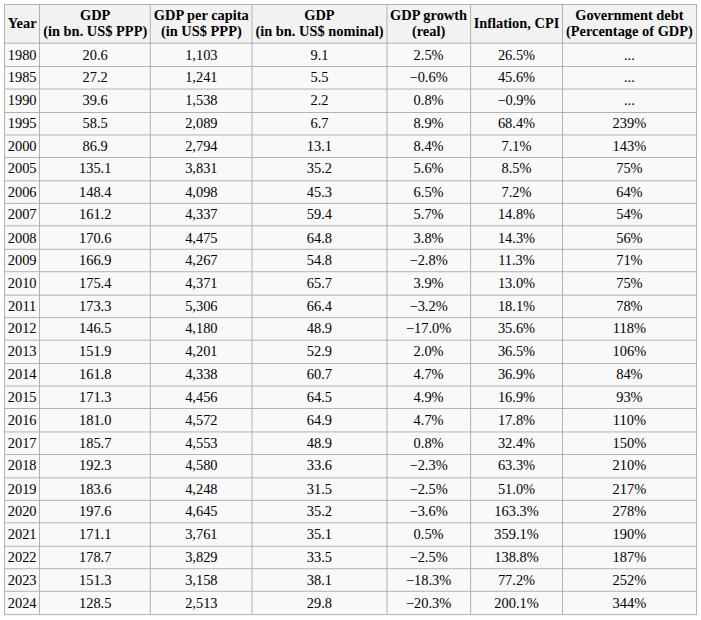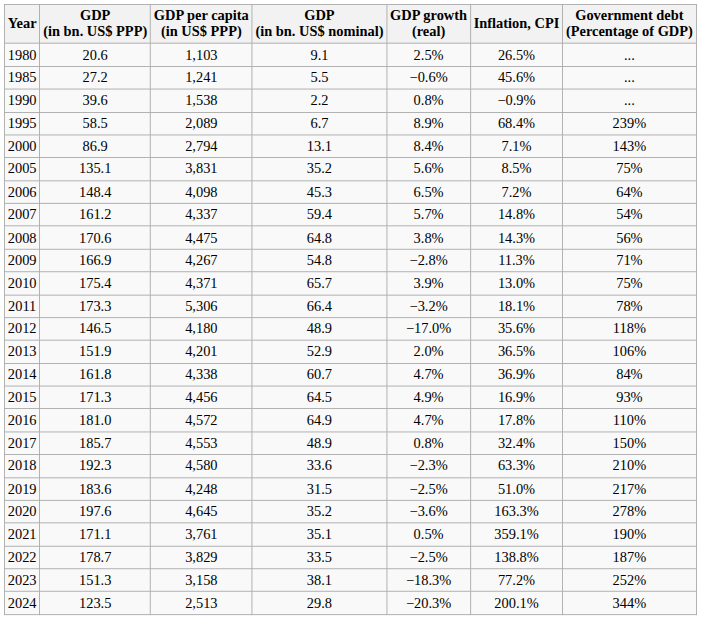(95, 603) 128.5 -> (95, 603) 123.5
